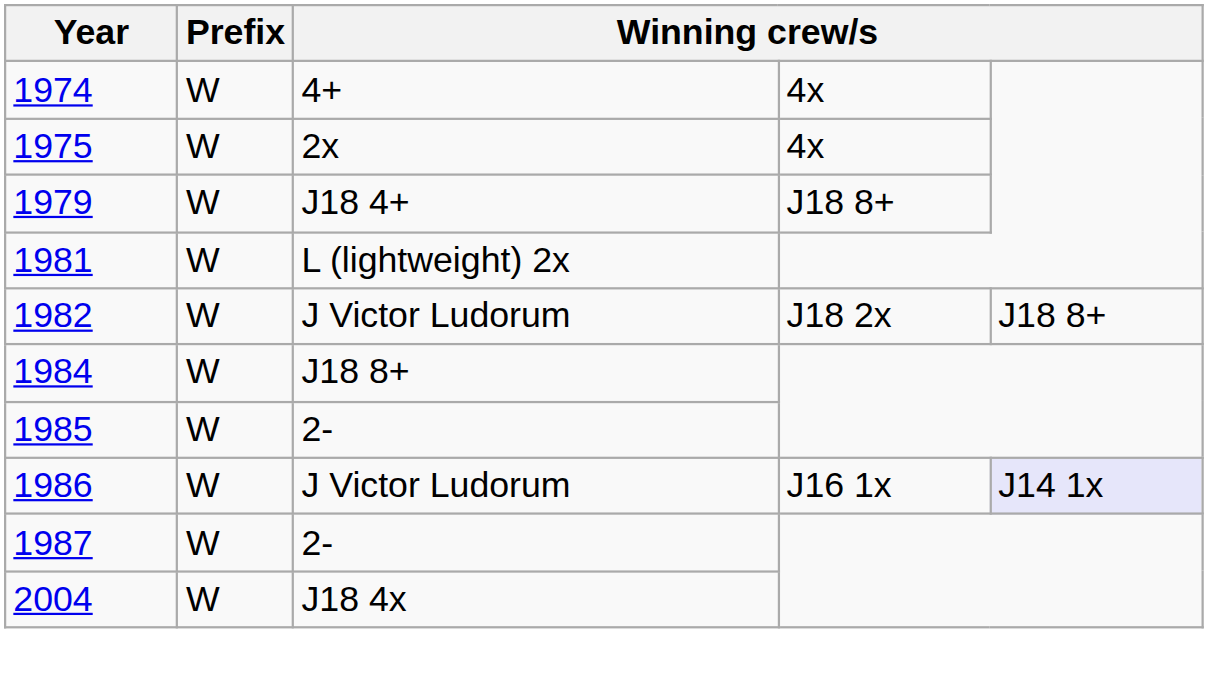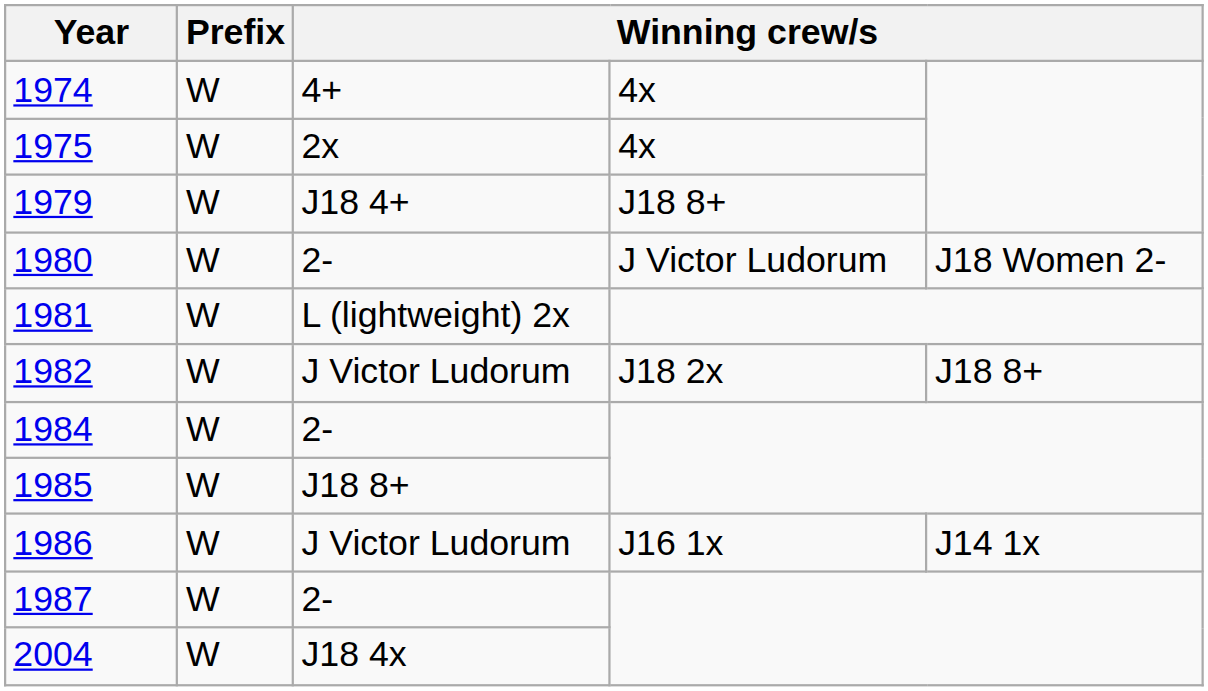+ row: (53, 259)
(356, 372) J18 8+ -> (317, 428) 2-
(317, 428) 2- -> (356, 485) J18 8+
(1051, 485) lavender background -> (988, 542) no background
